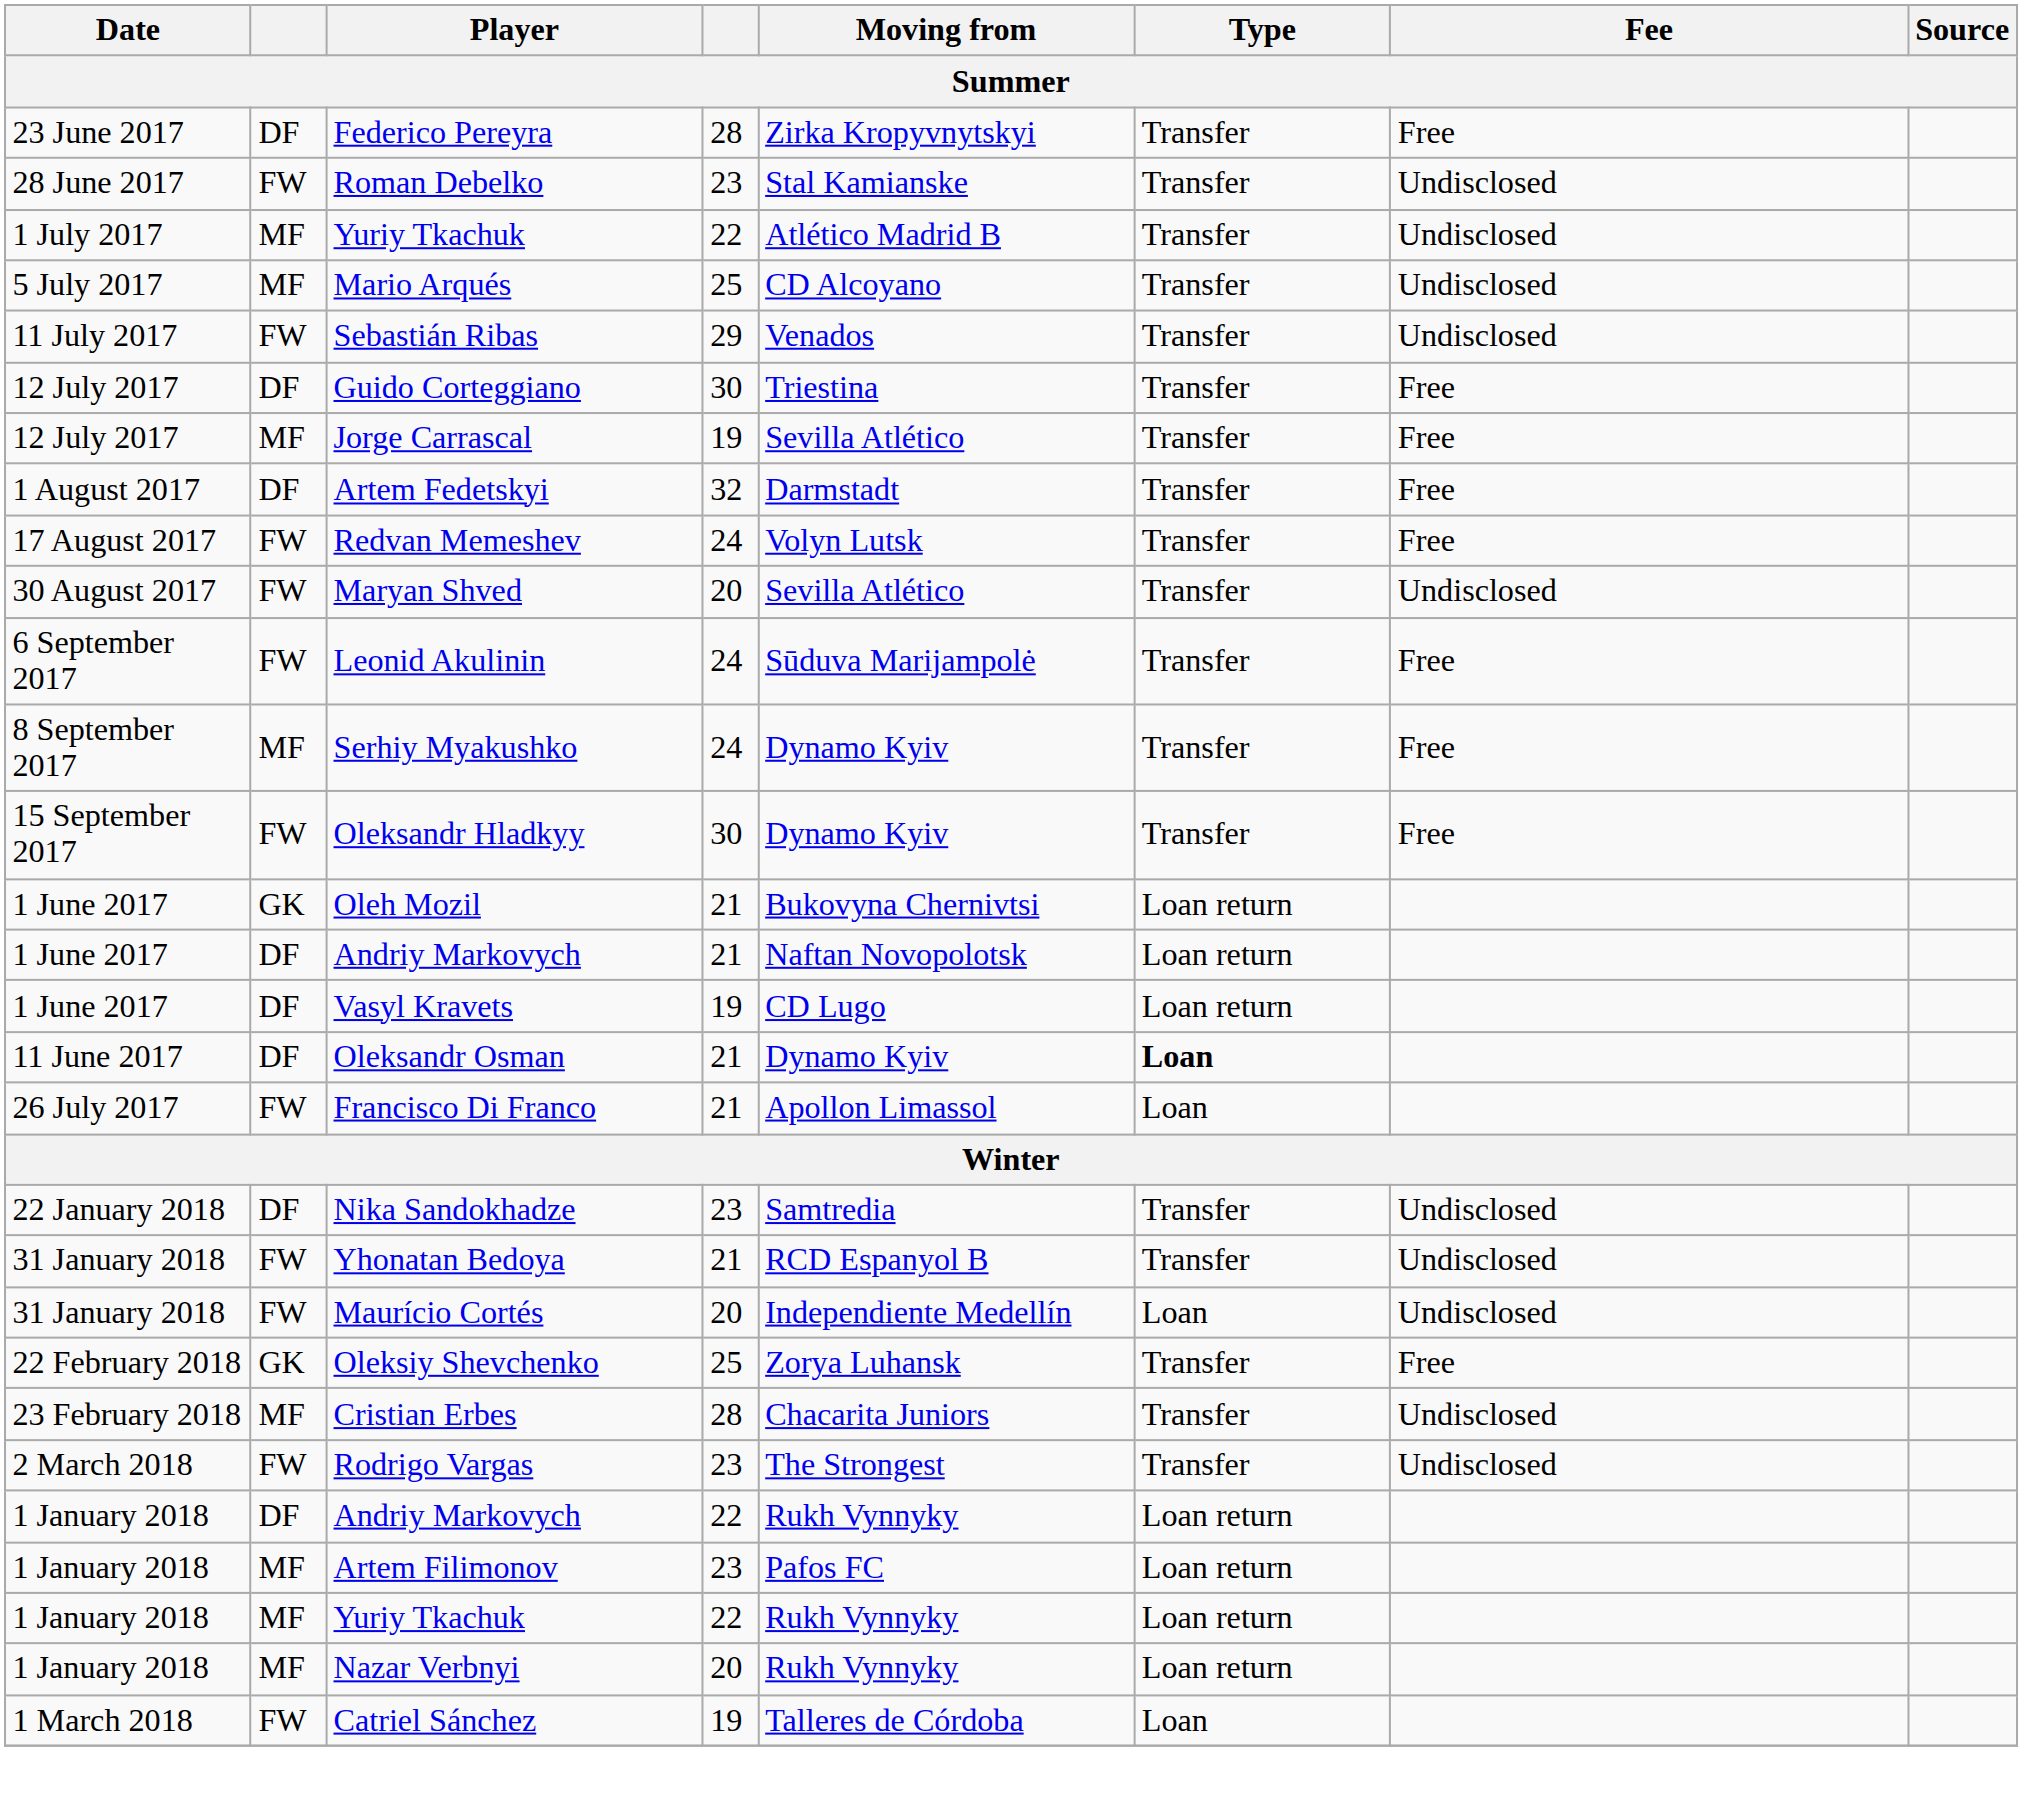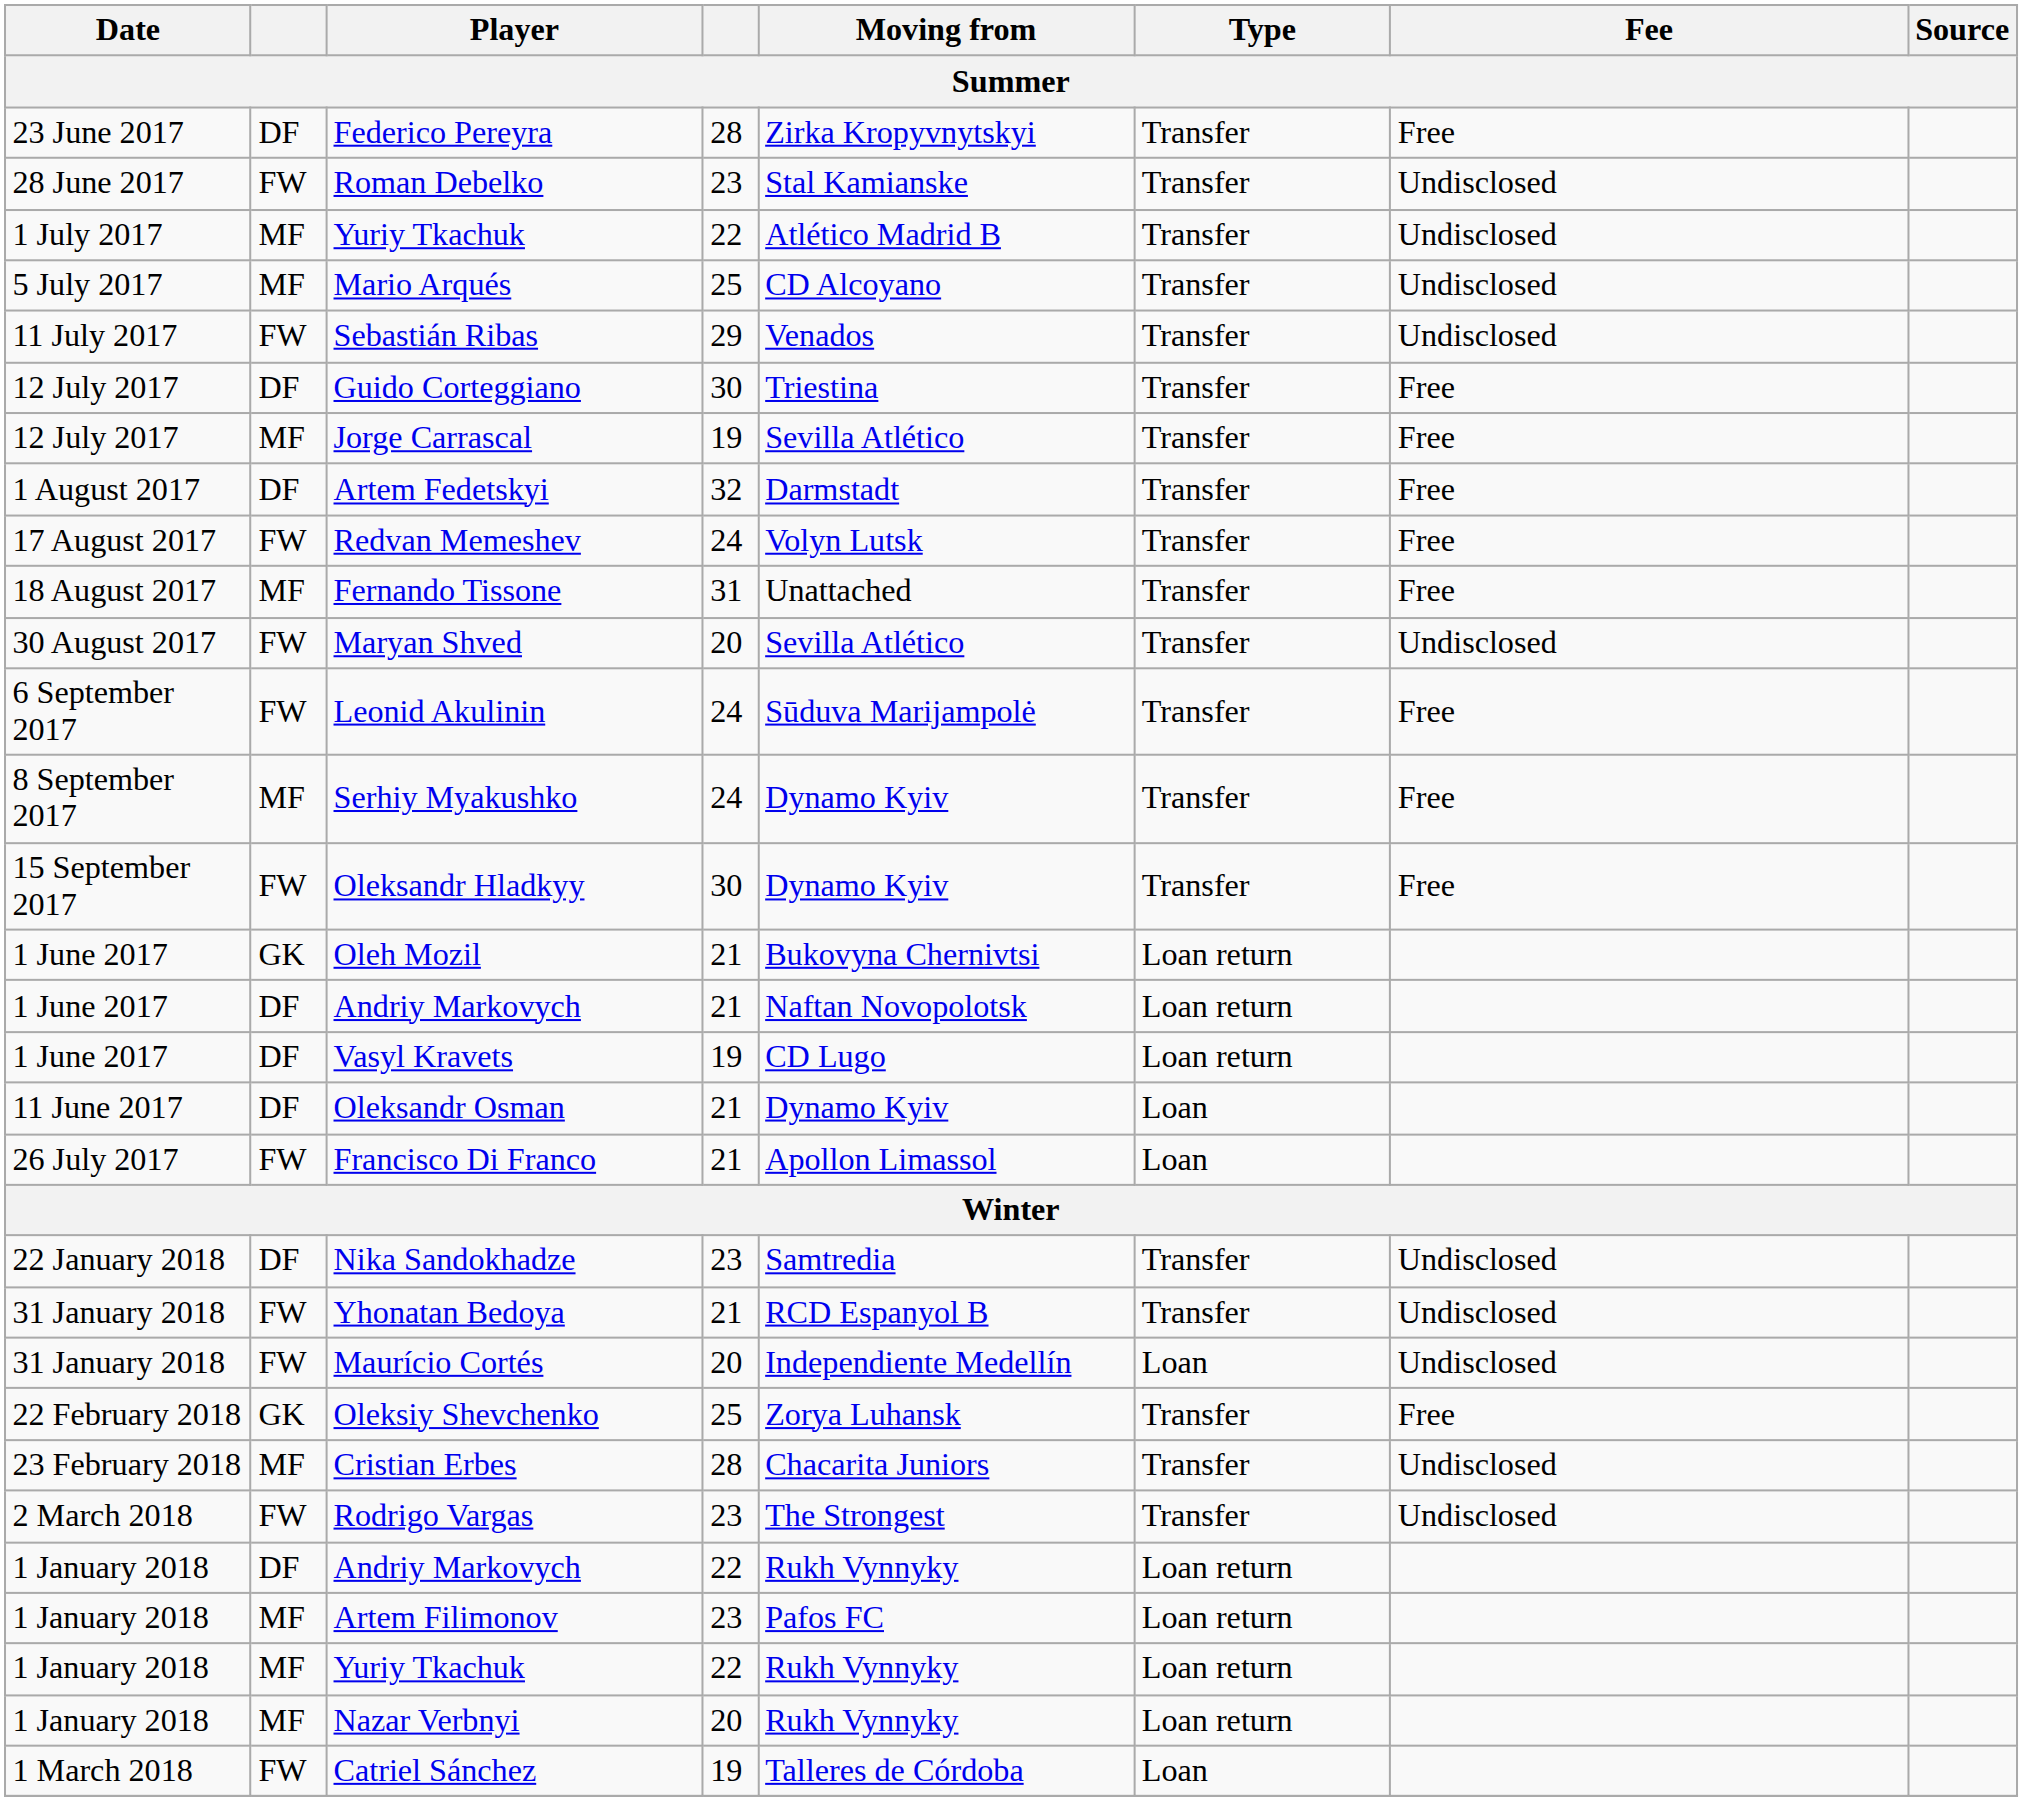+ row: (114, 591)
(1178, 1056) bold -> (1175, 1107) normal
